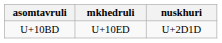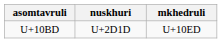columns swapped: (181, 12) <-> (111, 12)
